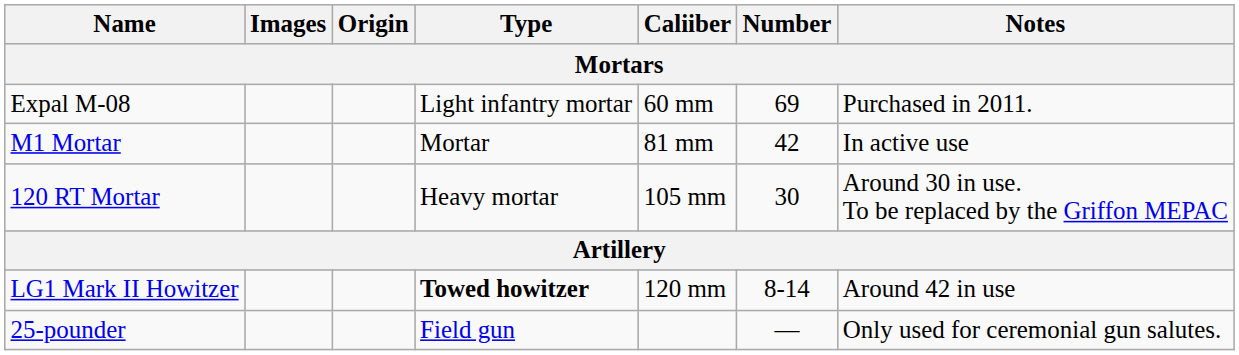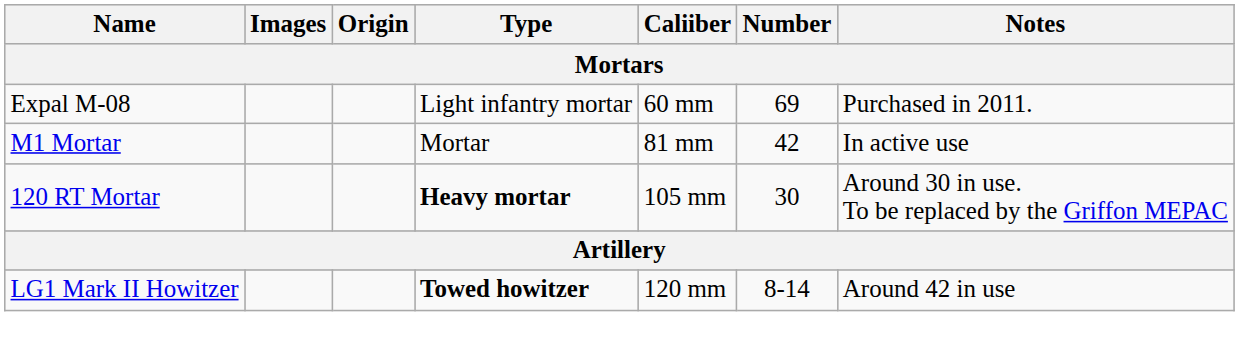(489, 196) normal -> (495, 196) bold
- row: (68, 329)
